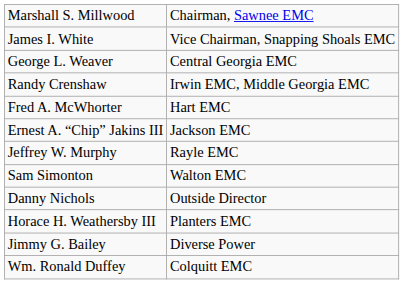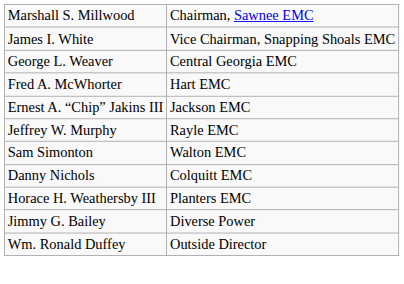- row: (57, 84)
(218, 198) Outside Director -> (211, 175) Colquitt EMC
(211, 267) Colquitt EMC -> (218, 244) Outside Director
